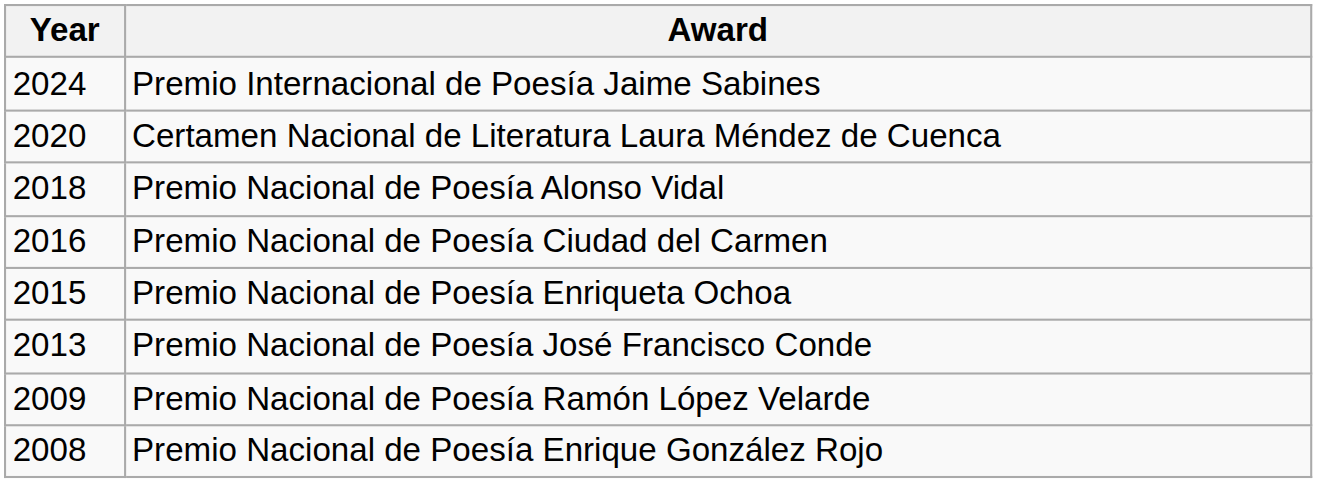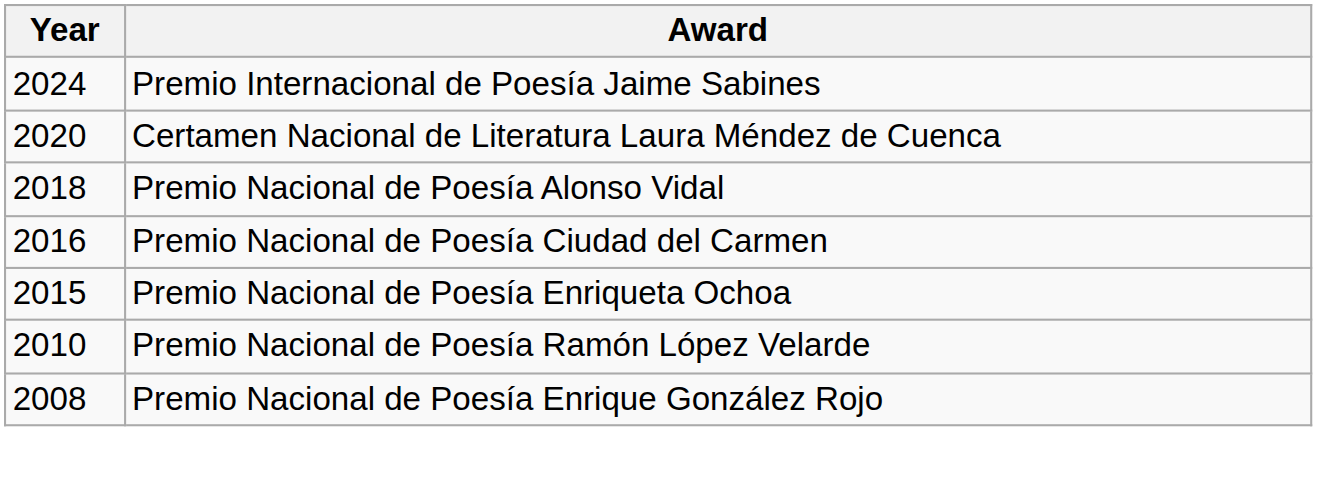- row: (502, 345)
(50, 398) 2009 -> (50, 345) 2010
